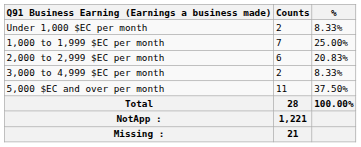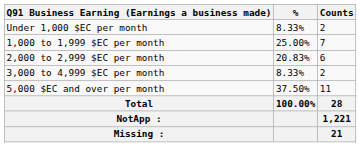columns swapped: (293, 12) <-> (334, 12)
